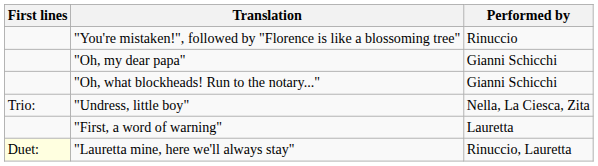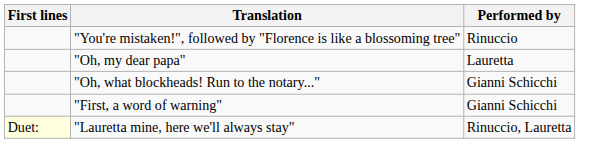(512, 60) Gianni Schicchi -> (490, 60) Lauretta
- row: (132, 104)
(490, 127) Lauretta -> (512, 104) Gianni Schicchi
